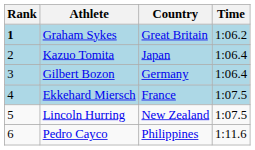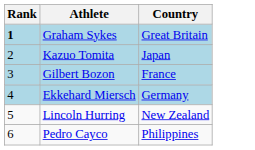- column: (231, 14)
(165, 74) Germany -> (159, 74) France
(159, 94) France -> (165, 94) Germany
